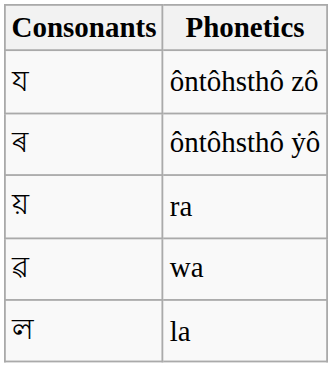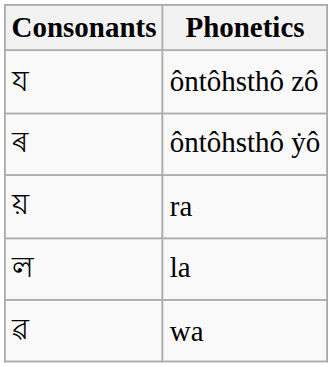rows swapped: (180, 330) <-> (187, 268)
